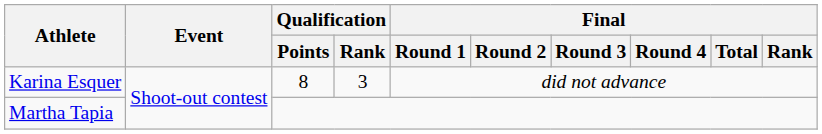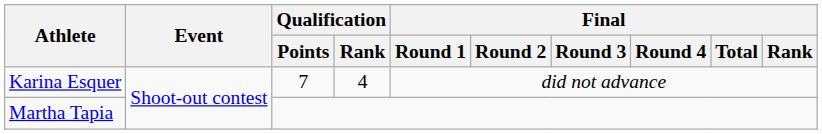(303, 81) 8 -> (303, 81) 7
(363, 81) 3 -> (363, 81) 4
